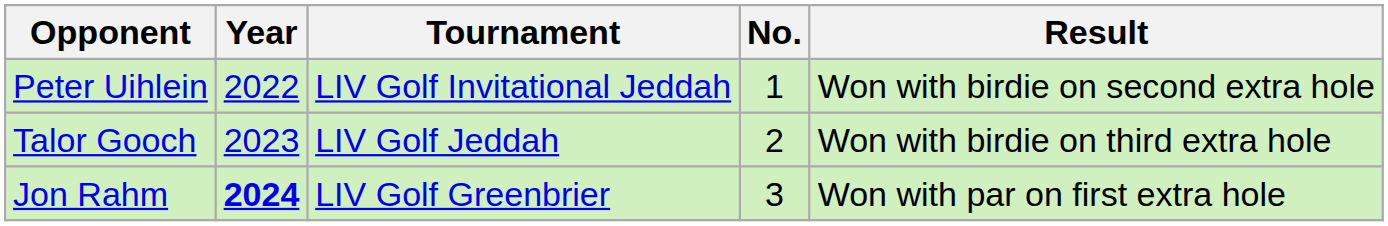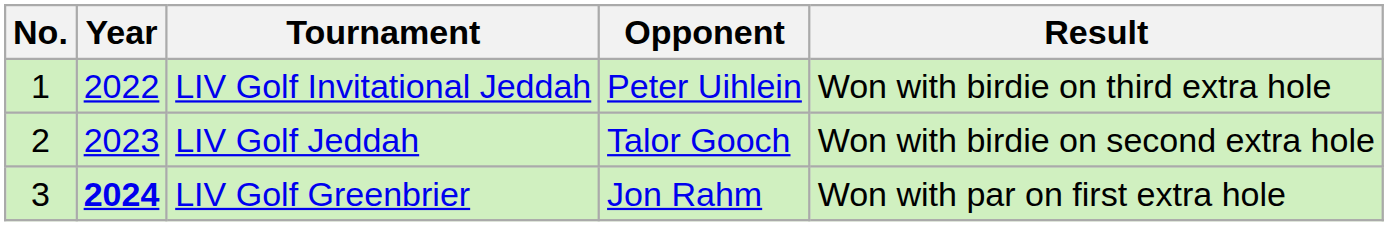columns swapped: (774, 32) <-> (110, 32)
(1096, 86) Won with birdie on second extra hole -> (1075, 86) Won with birdie on third extra hole
(1075, 140) Won with birdie on third extra hole -> (1096, 140) Won with birdie on second extra hole
